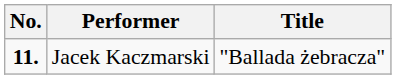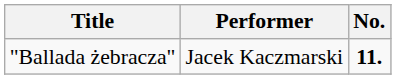columns swapped: (26, 21) <-> (302, 21)
